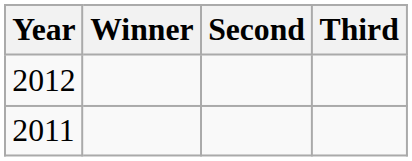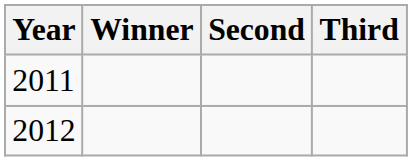rows swapped: (43, 130) <-> (44, 79)
